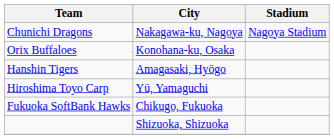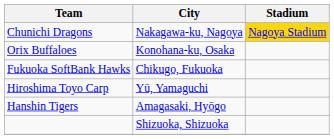(287, 32) no background -> (287, 32) gold background
rows swapped: (43, 69) <-> (69, 106)
